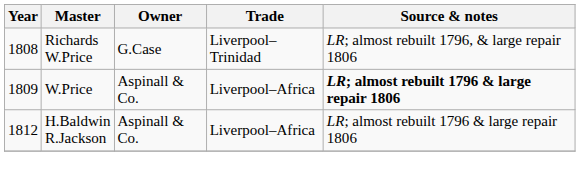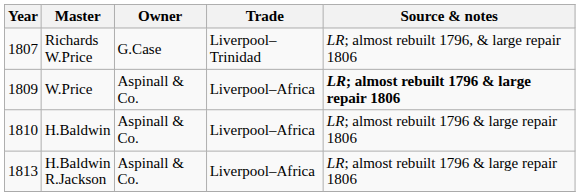(23, 48) 1808 -> (23, 48) 1807
+ row: (78, 130)
(23, 130) 1812 -> (23, 171) 1813
